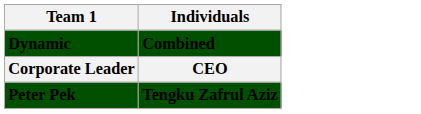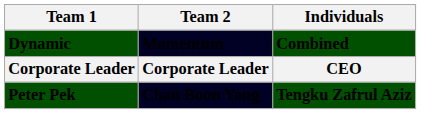+ column: (205, 17)
